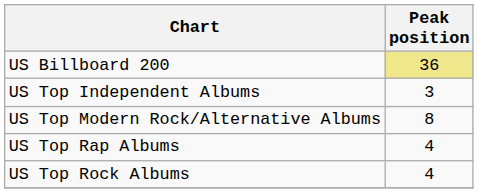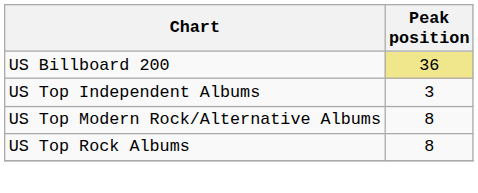- row: (94, 147)
(429, 174) 4 -> (429, 147) 8
